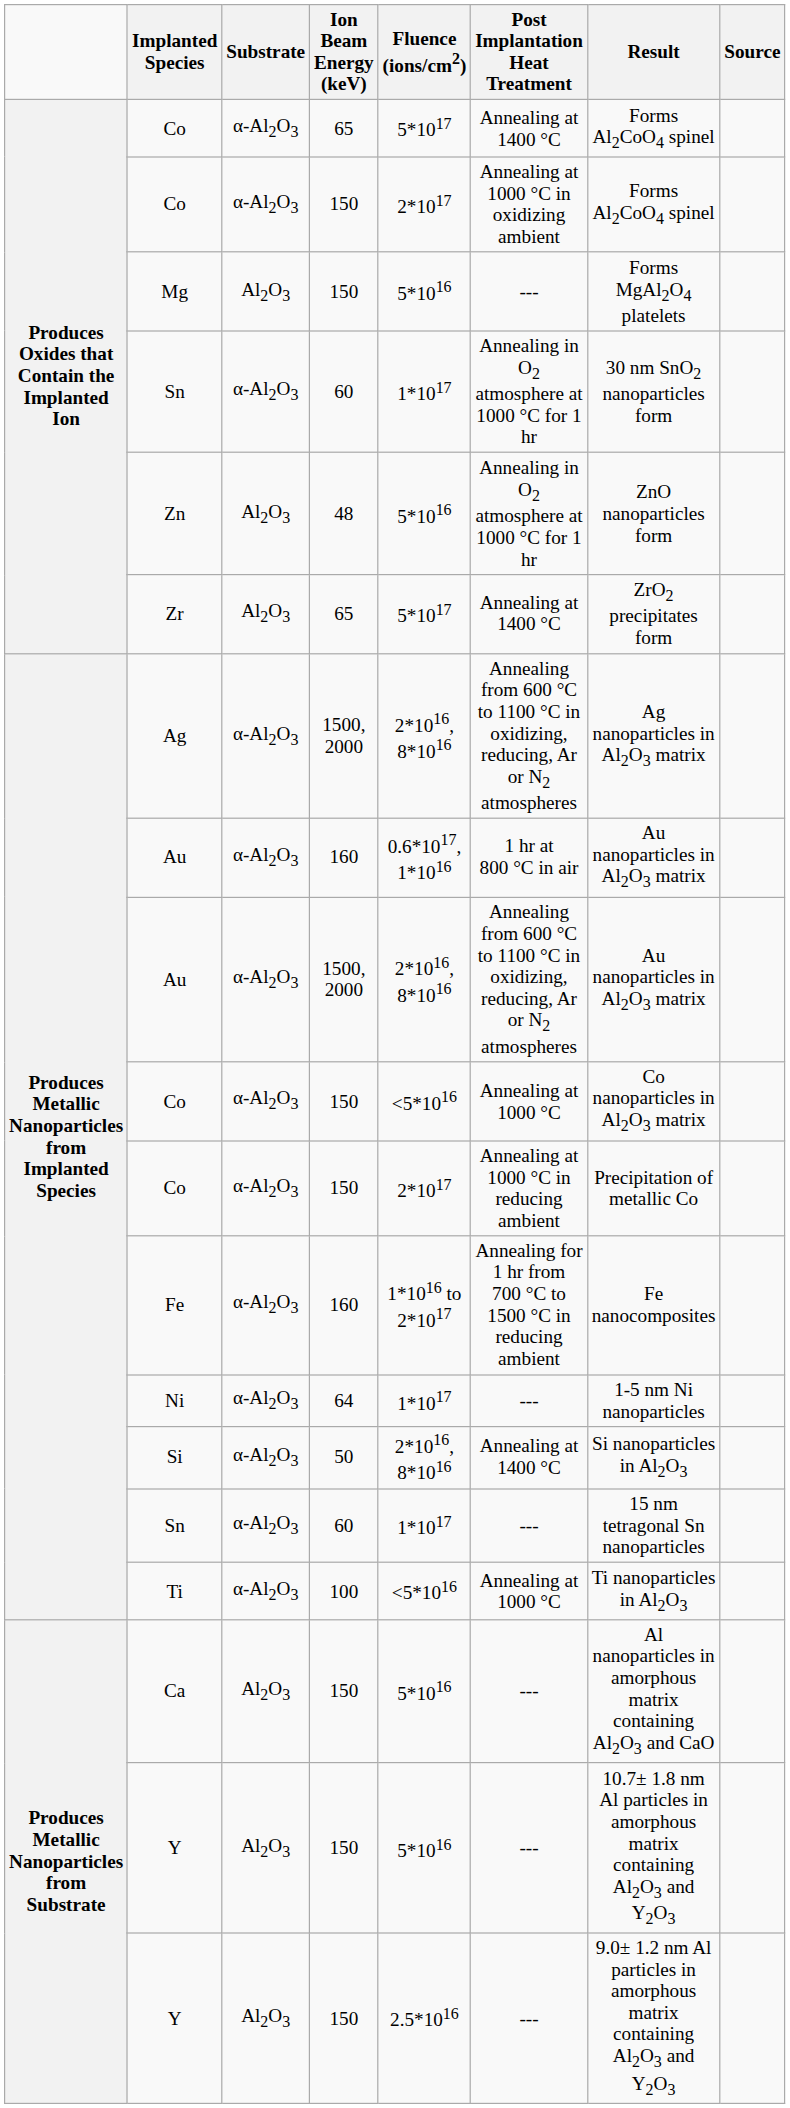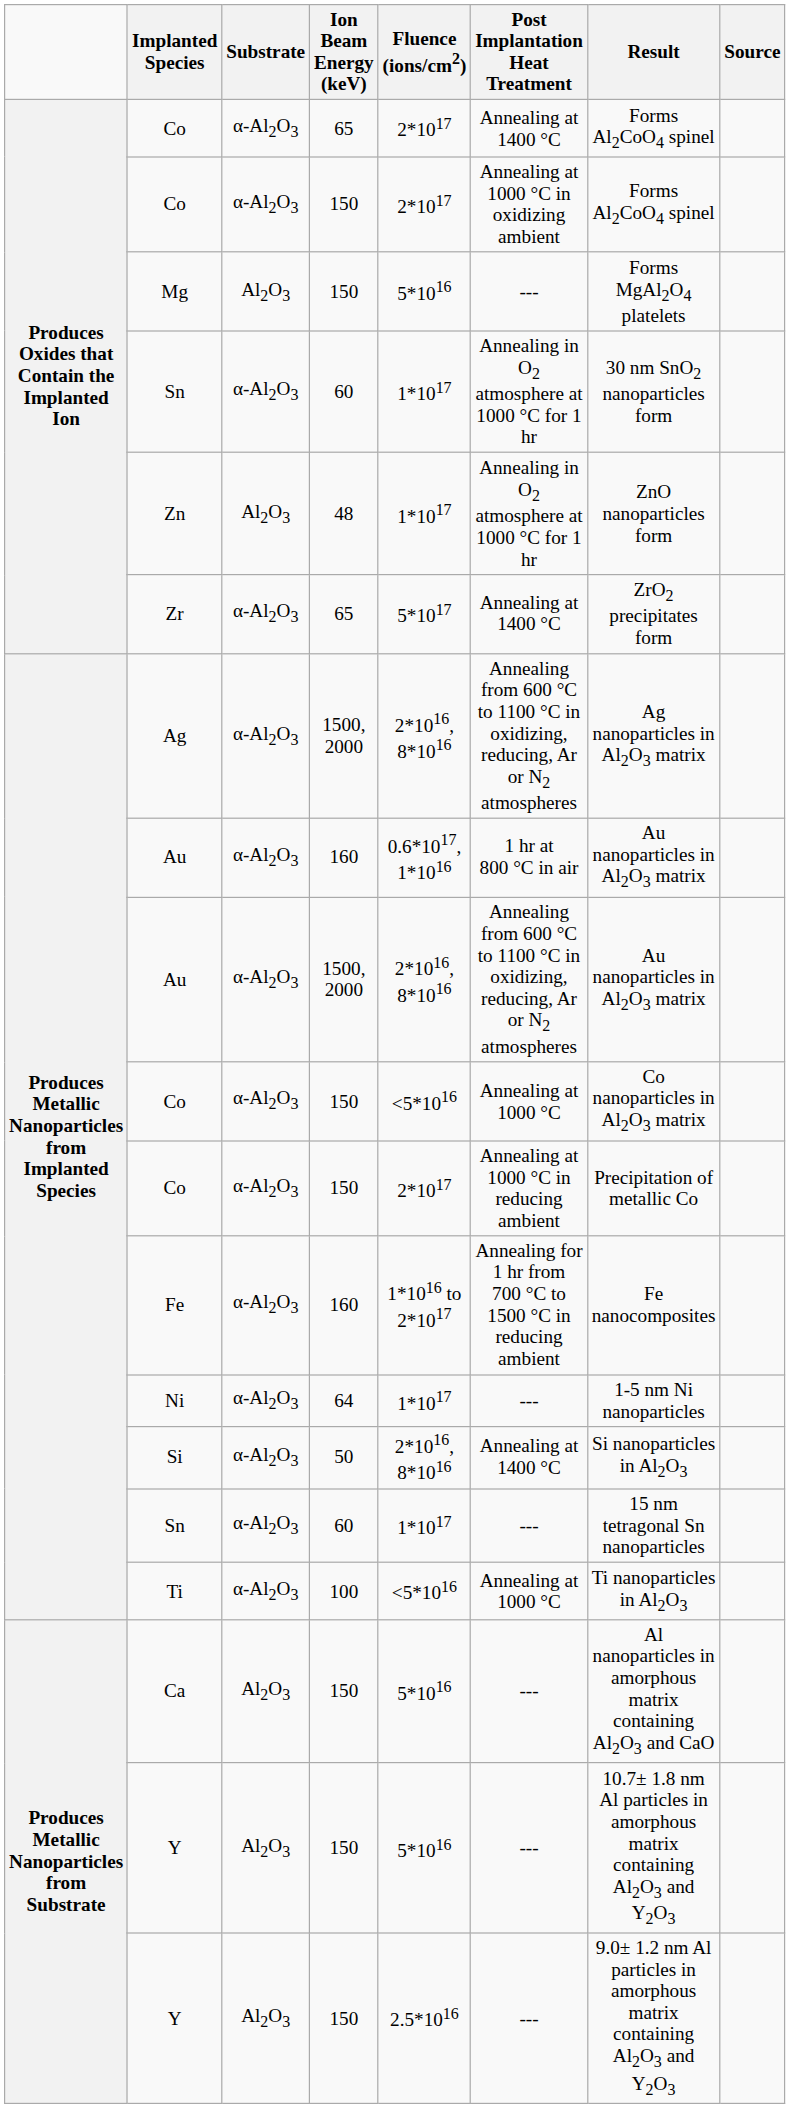(424, 128) 5*1017 -> (424, 128) 2*1017
(424, 513) 5*1016 -> (424, 513) 1*1017
(266, 613) Al2O3 -> (266, 613) α-Al2O3
